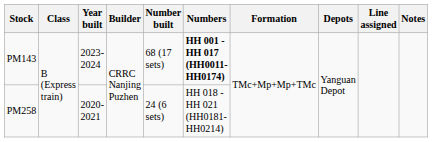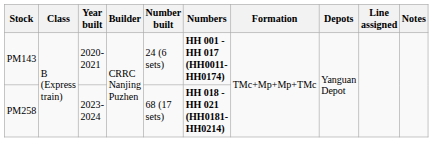(92, 59) 2023-2024 -> (92, 59) 2020-2021
(159, 59) 68 (17 sets) -> (156, 59) 24 (6 sets)
(92, 111) 2020-2021 -> (92, 111) 2023-2024
(156, 111) 24 (6 sets) -> (159, 111) 68 (17 sets)
(206, 111) normal -> (207, 111) bold
